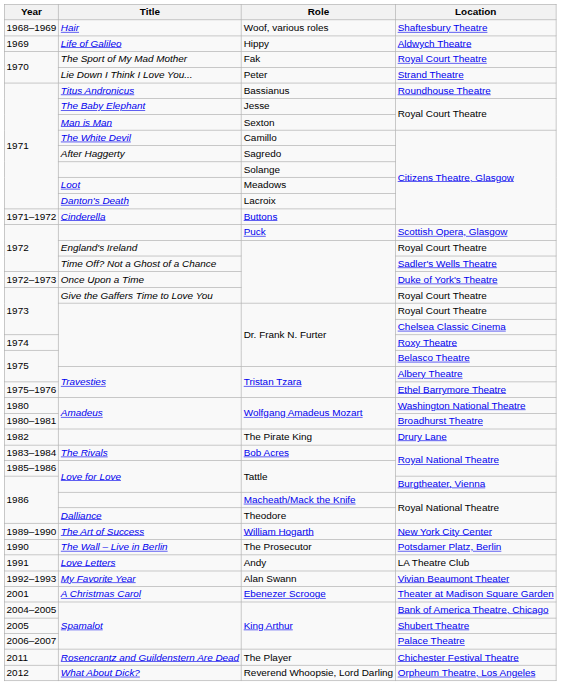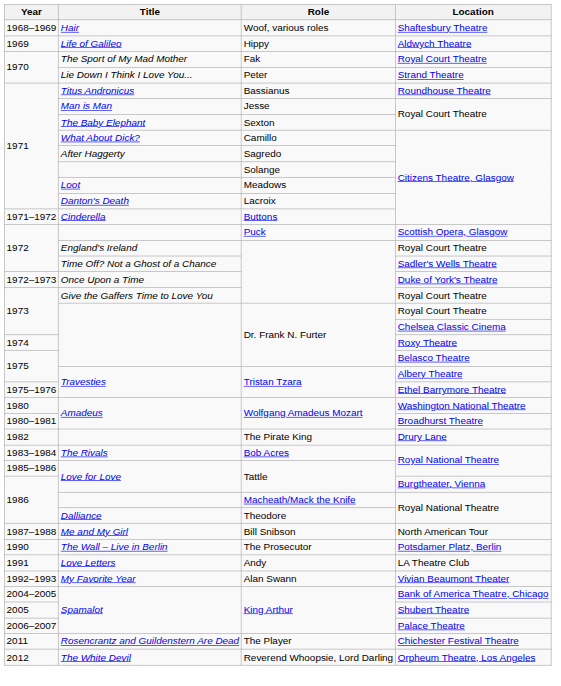(103, 106) The Baby Elephant -> (86, 106) Man is Man
(86, 122) Man is Man -> (103, 122) The Baby Elephant
(96, 138) The White Devil -> (100, 138) What About Dick?
+ row: (270, 531)
- row: (279, 531)
- row: (285, 594)
(100, 673) What About Dick? -> (96, 657) The White Devil
